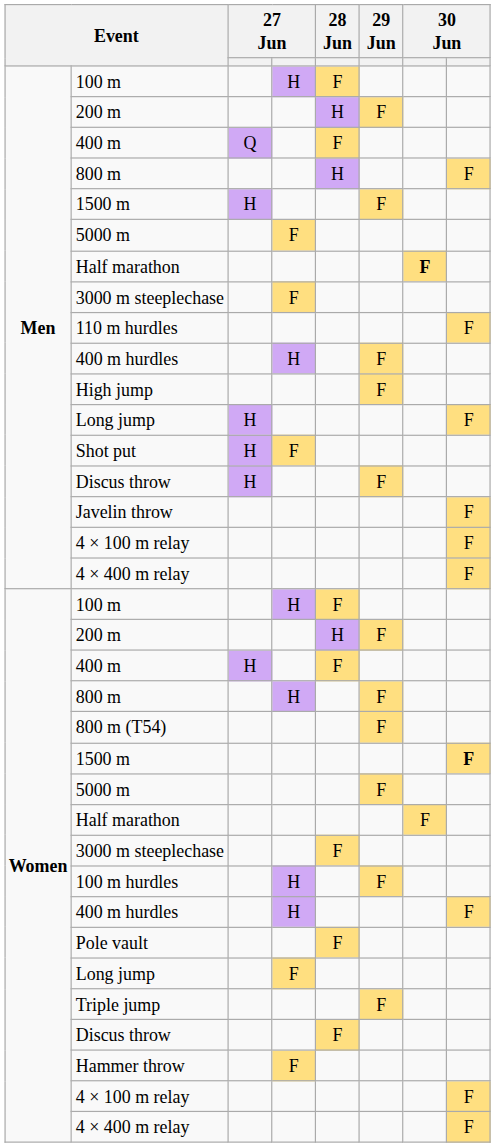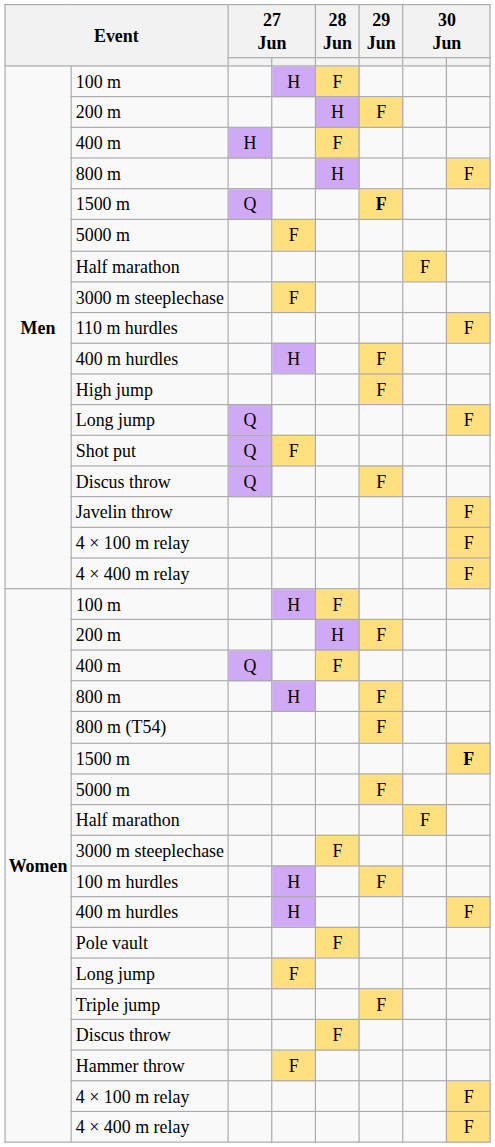(250, 143) Q -> (250, 143) H
(250, 205) H -> (250, 205) Q
(381, 205) normal -> (381, 205) bold
(425, 266) bold -> (425, 266) normal
(250, 420) H -> (250, 420) Q
(250, 451) H -> (250, 451) Q
(250, 481) H -> (250, 481) Q
(250, 666) H -> (250, 666) Q
